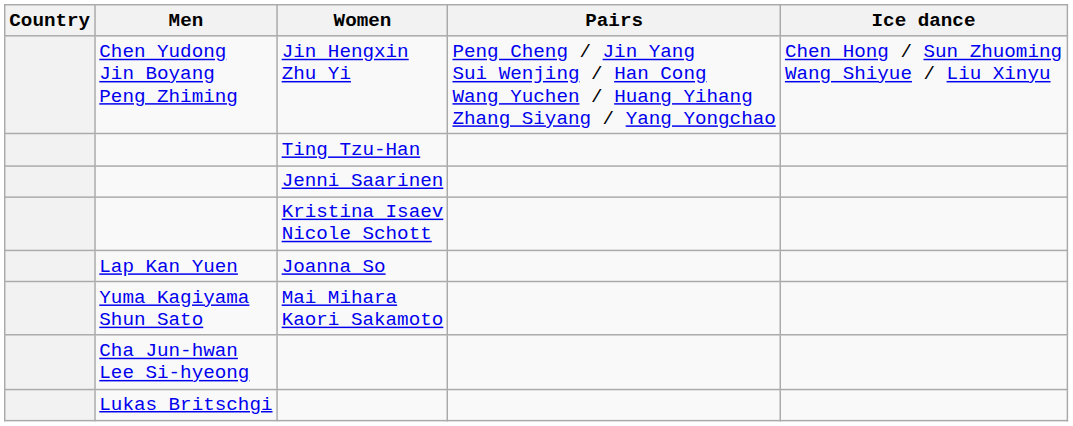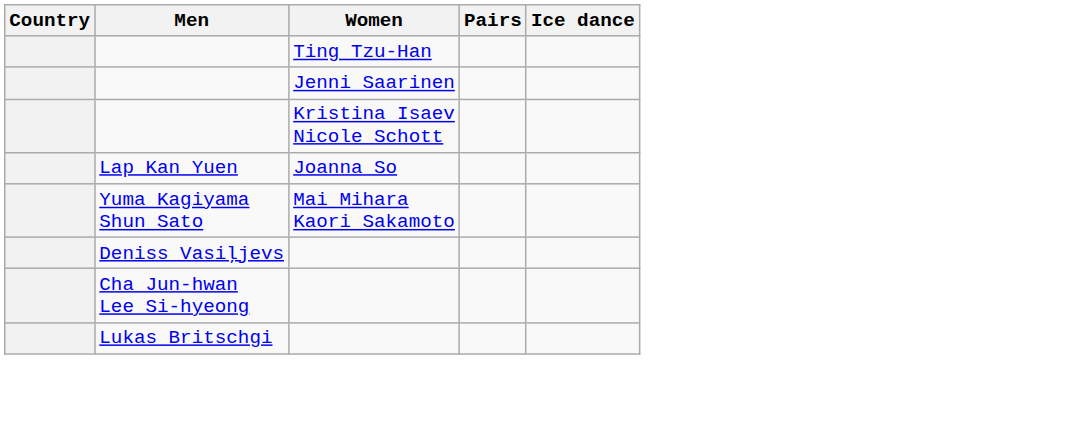- row: (169, 74)
+ row: (192, 253)
